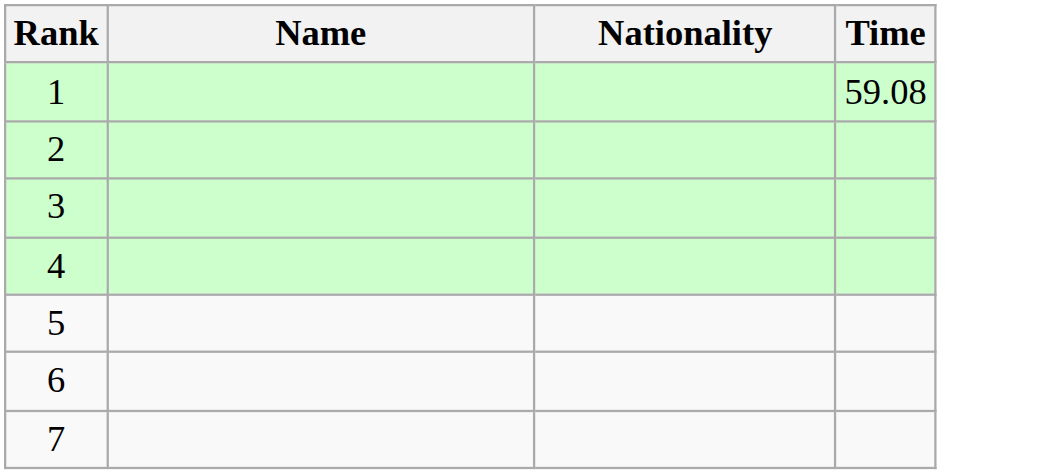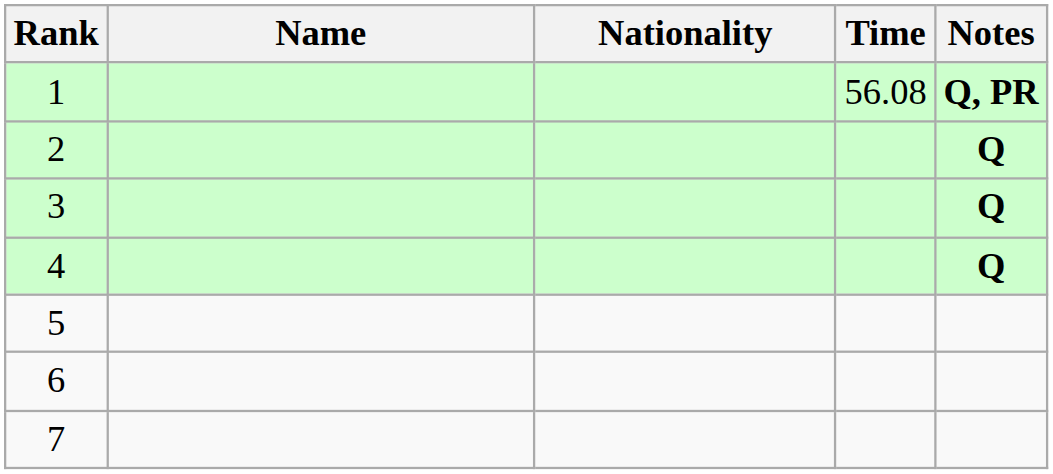+ column: (991, 33)
(886, 91) 59.08 -> (886, 91) 56.08
